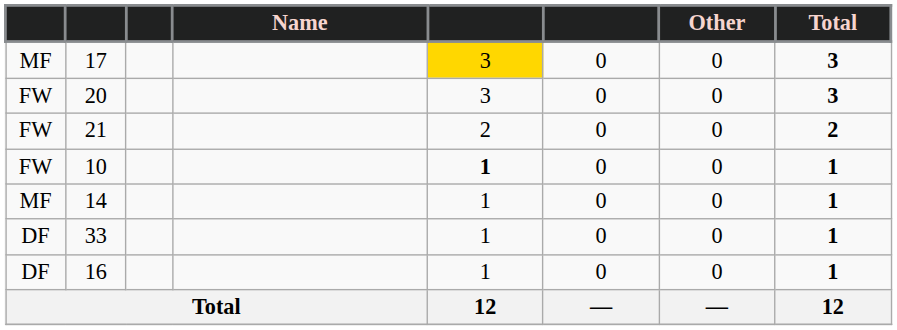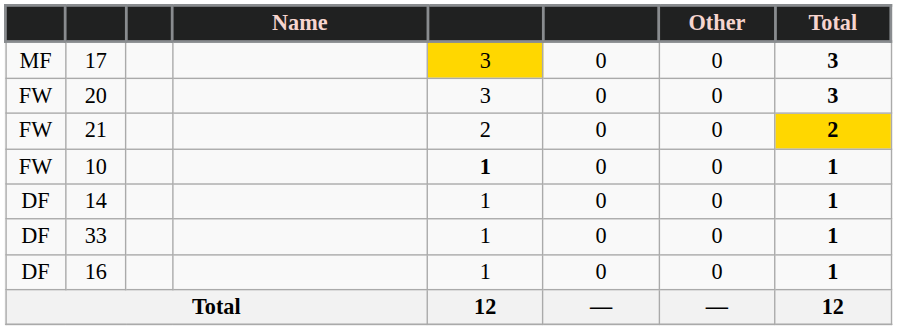(833, 130) no background -> (833, 130) gold background
(36, 201) MF -> (36, 201) DF
